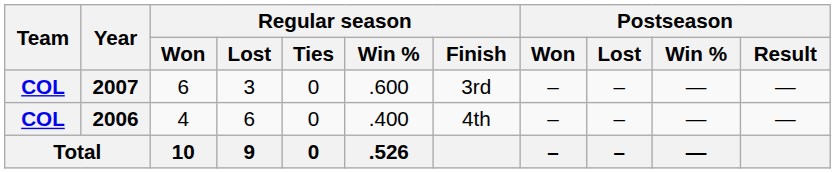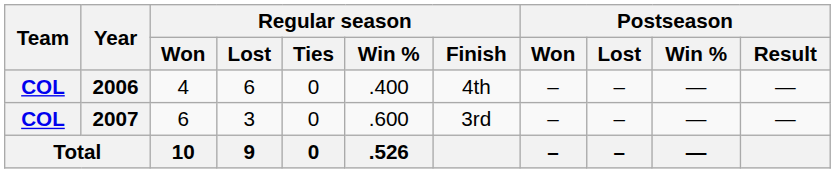rows swapped: (116, 119) <-> (116, 87)
